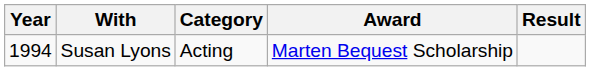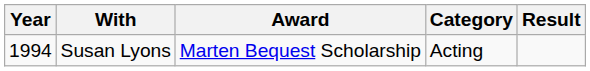columns swapped: (392, 19) <-> (221, 19)
